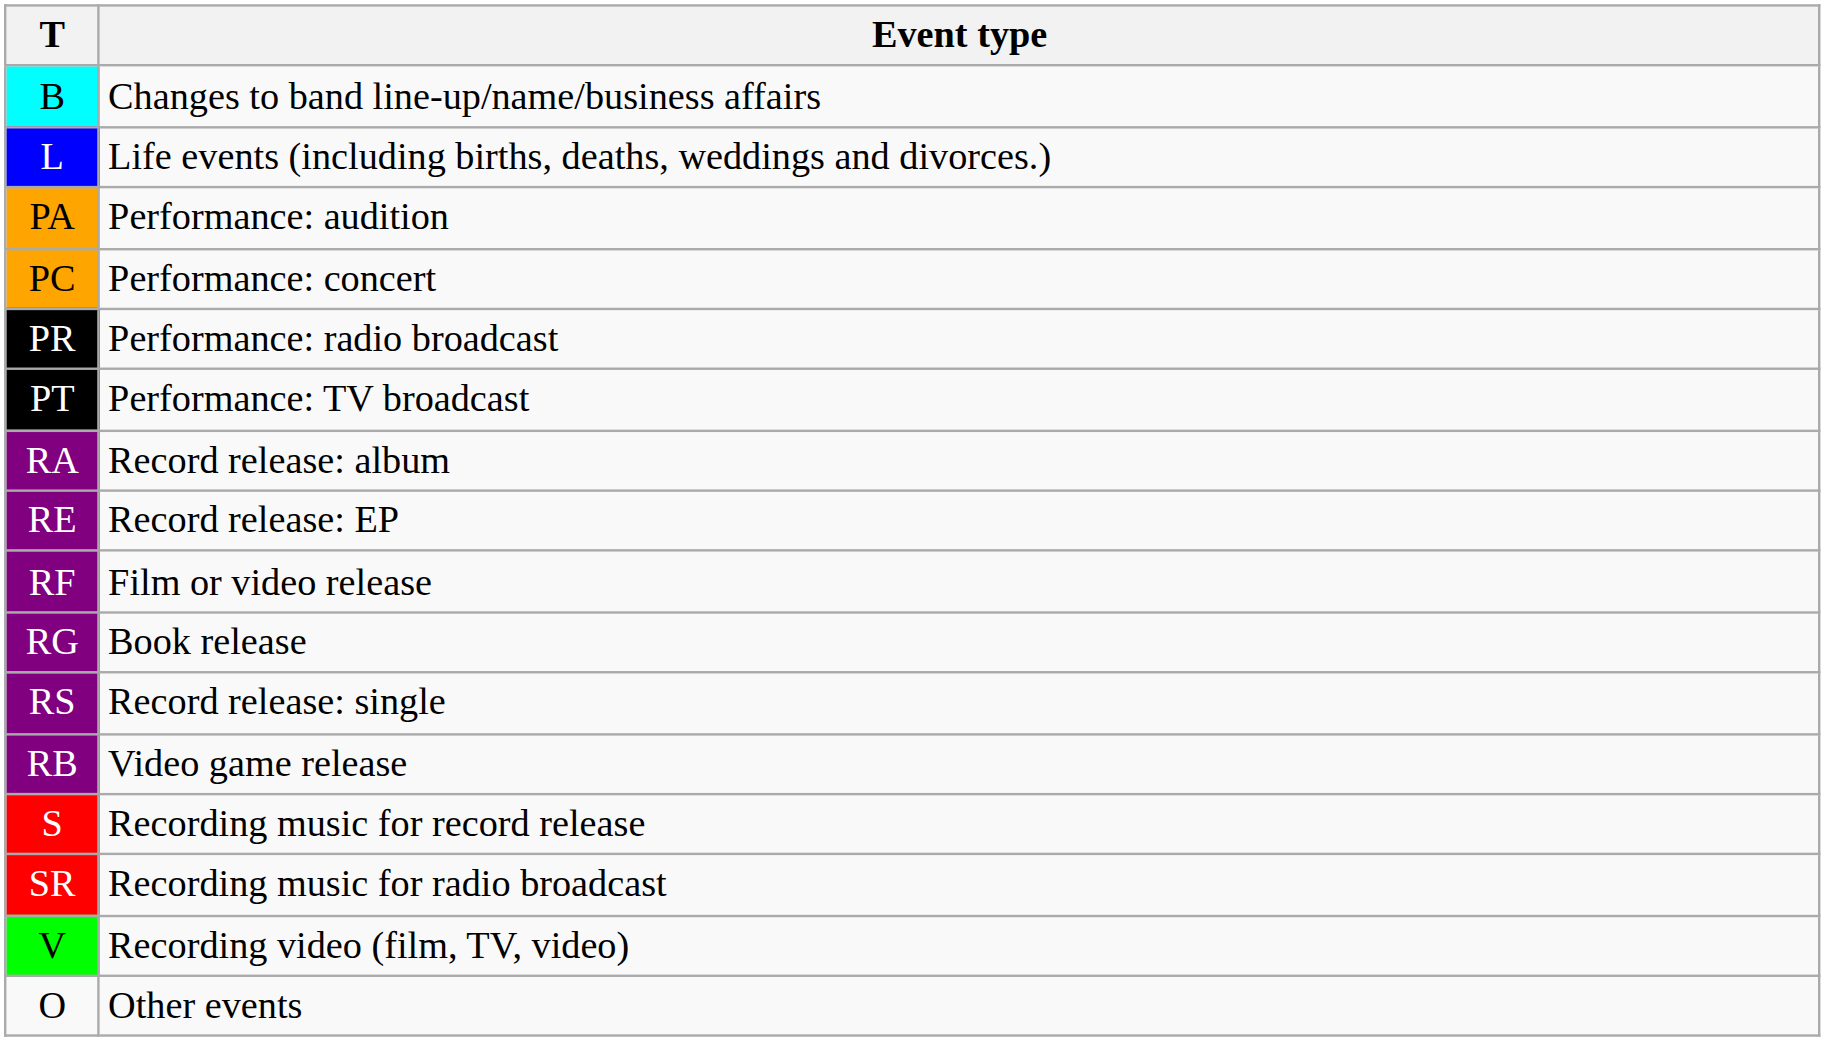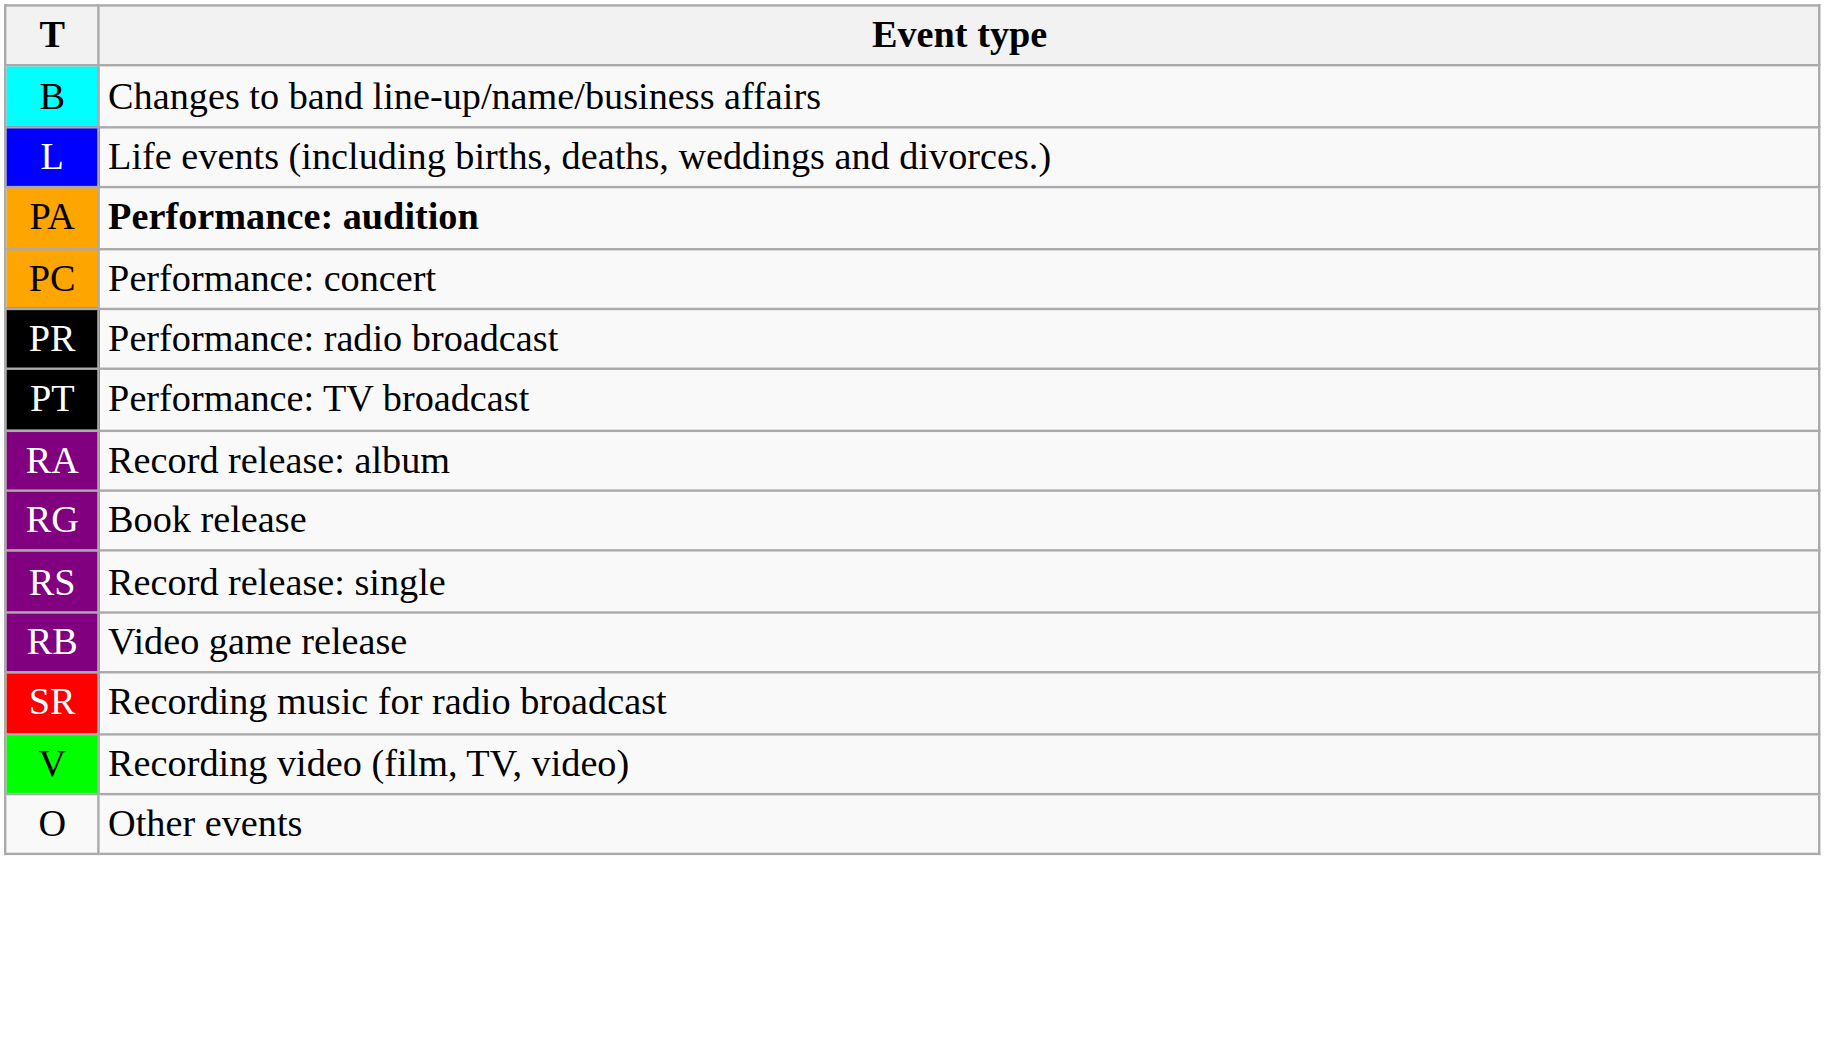(279, 217) normal -> (293, 217) bold
- row: (52, 520)
- row: (52, 580)
- row: (52, 823)
